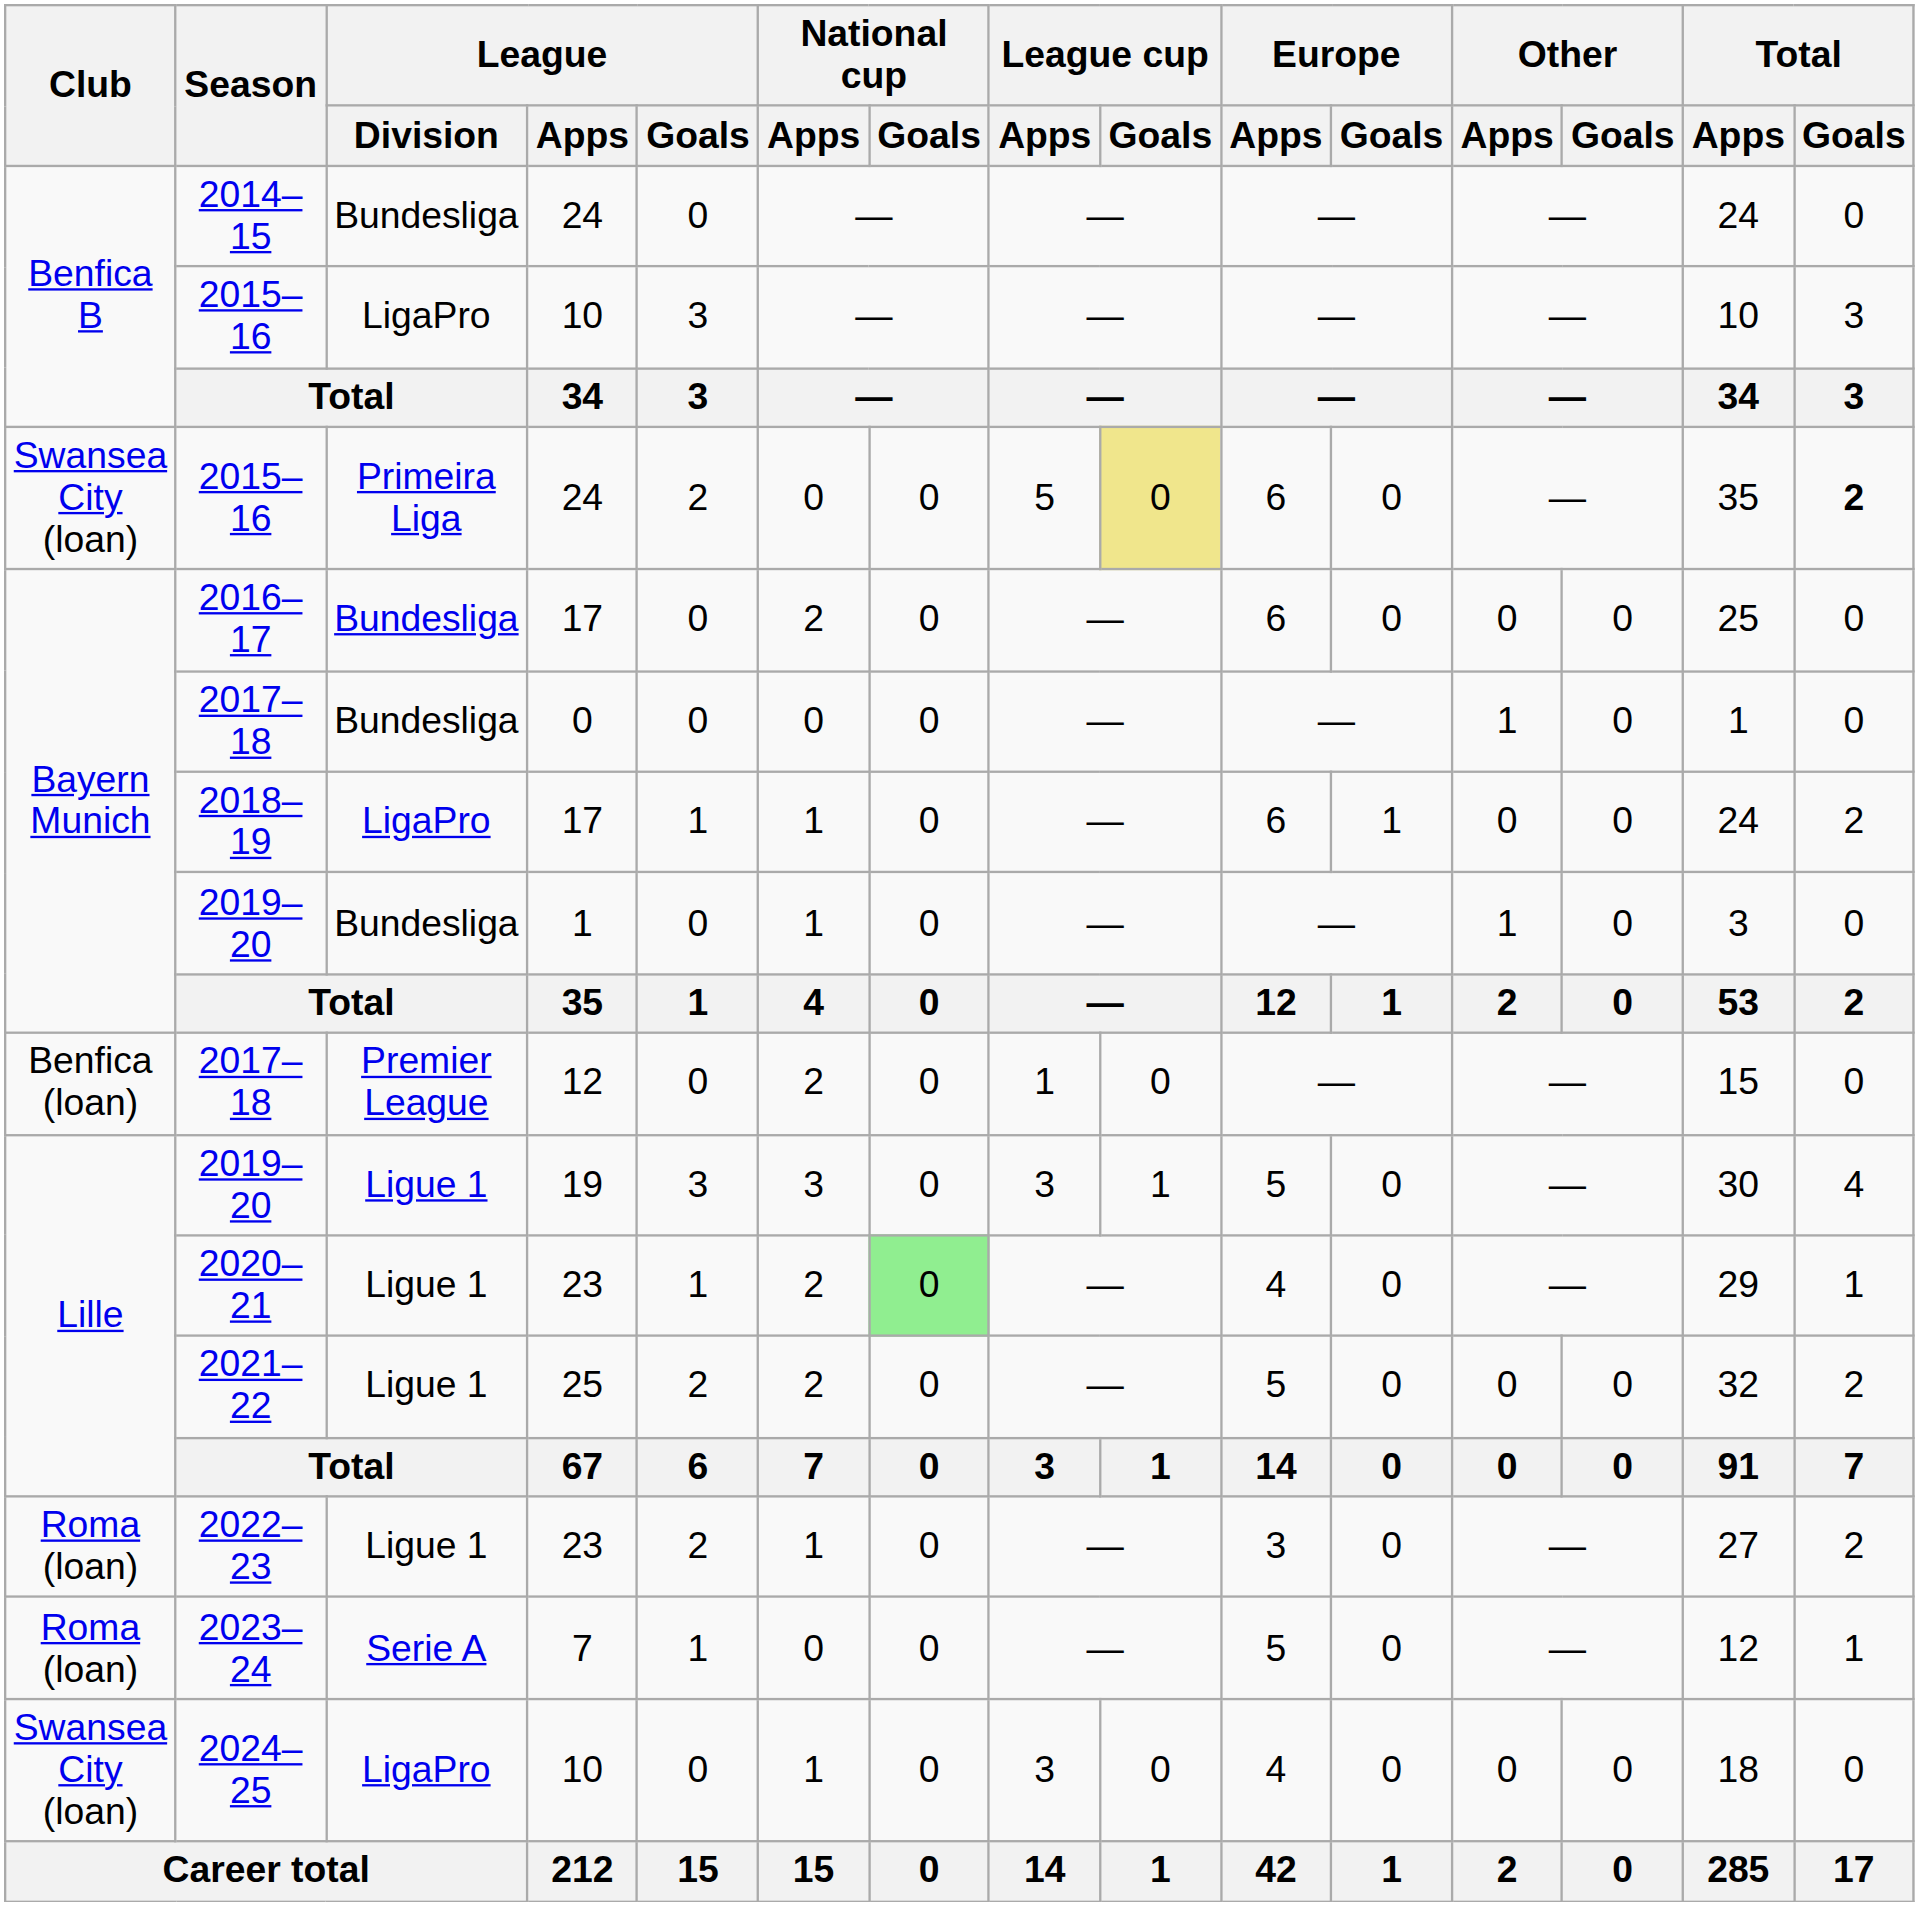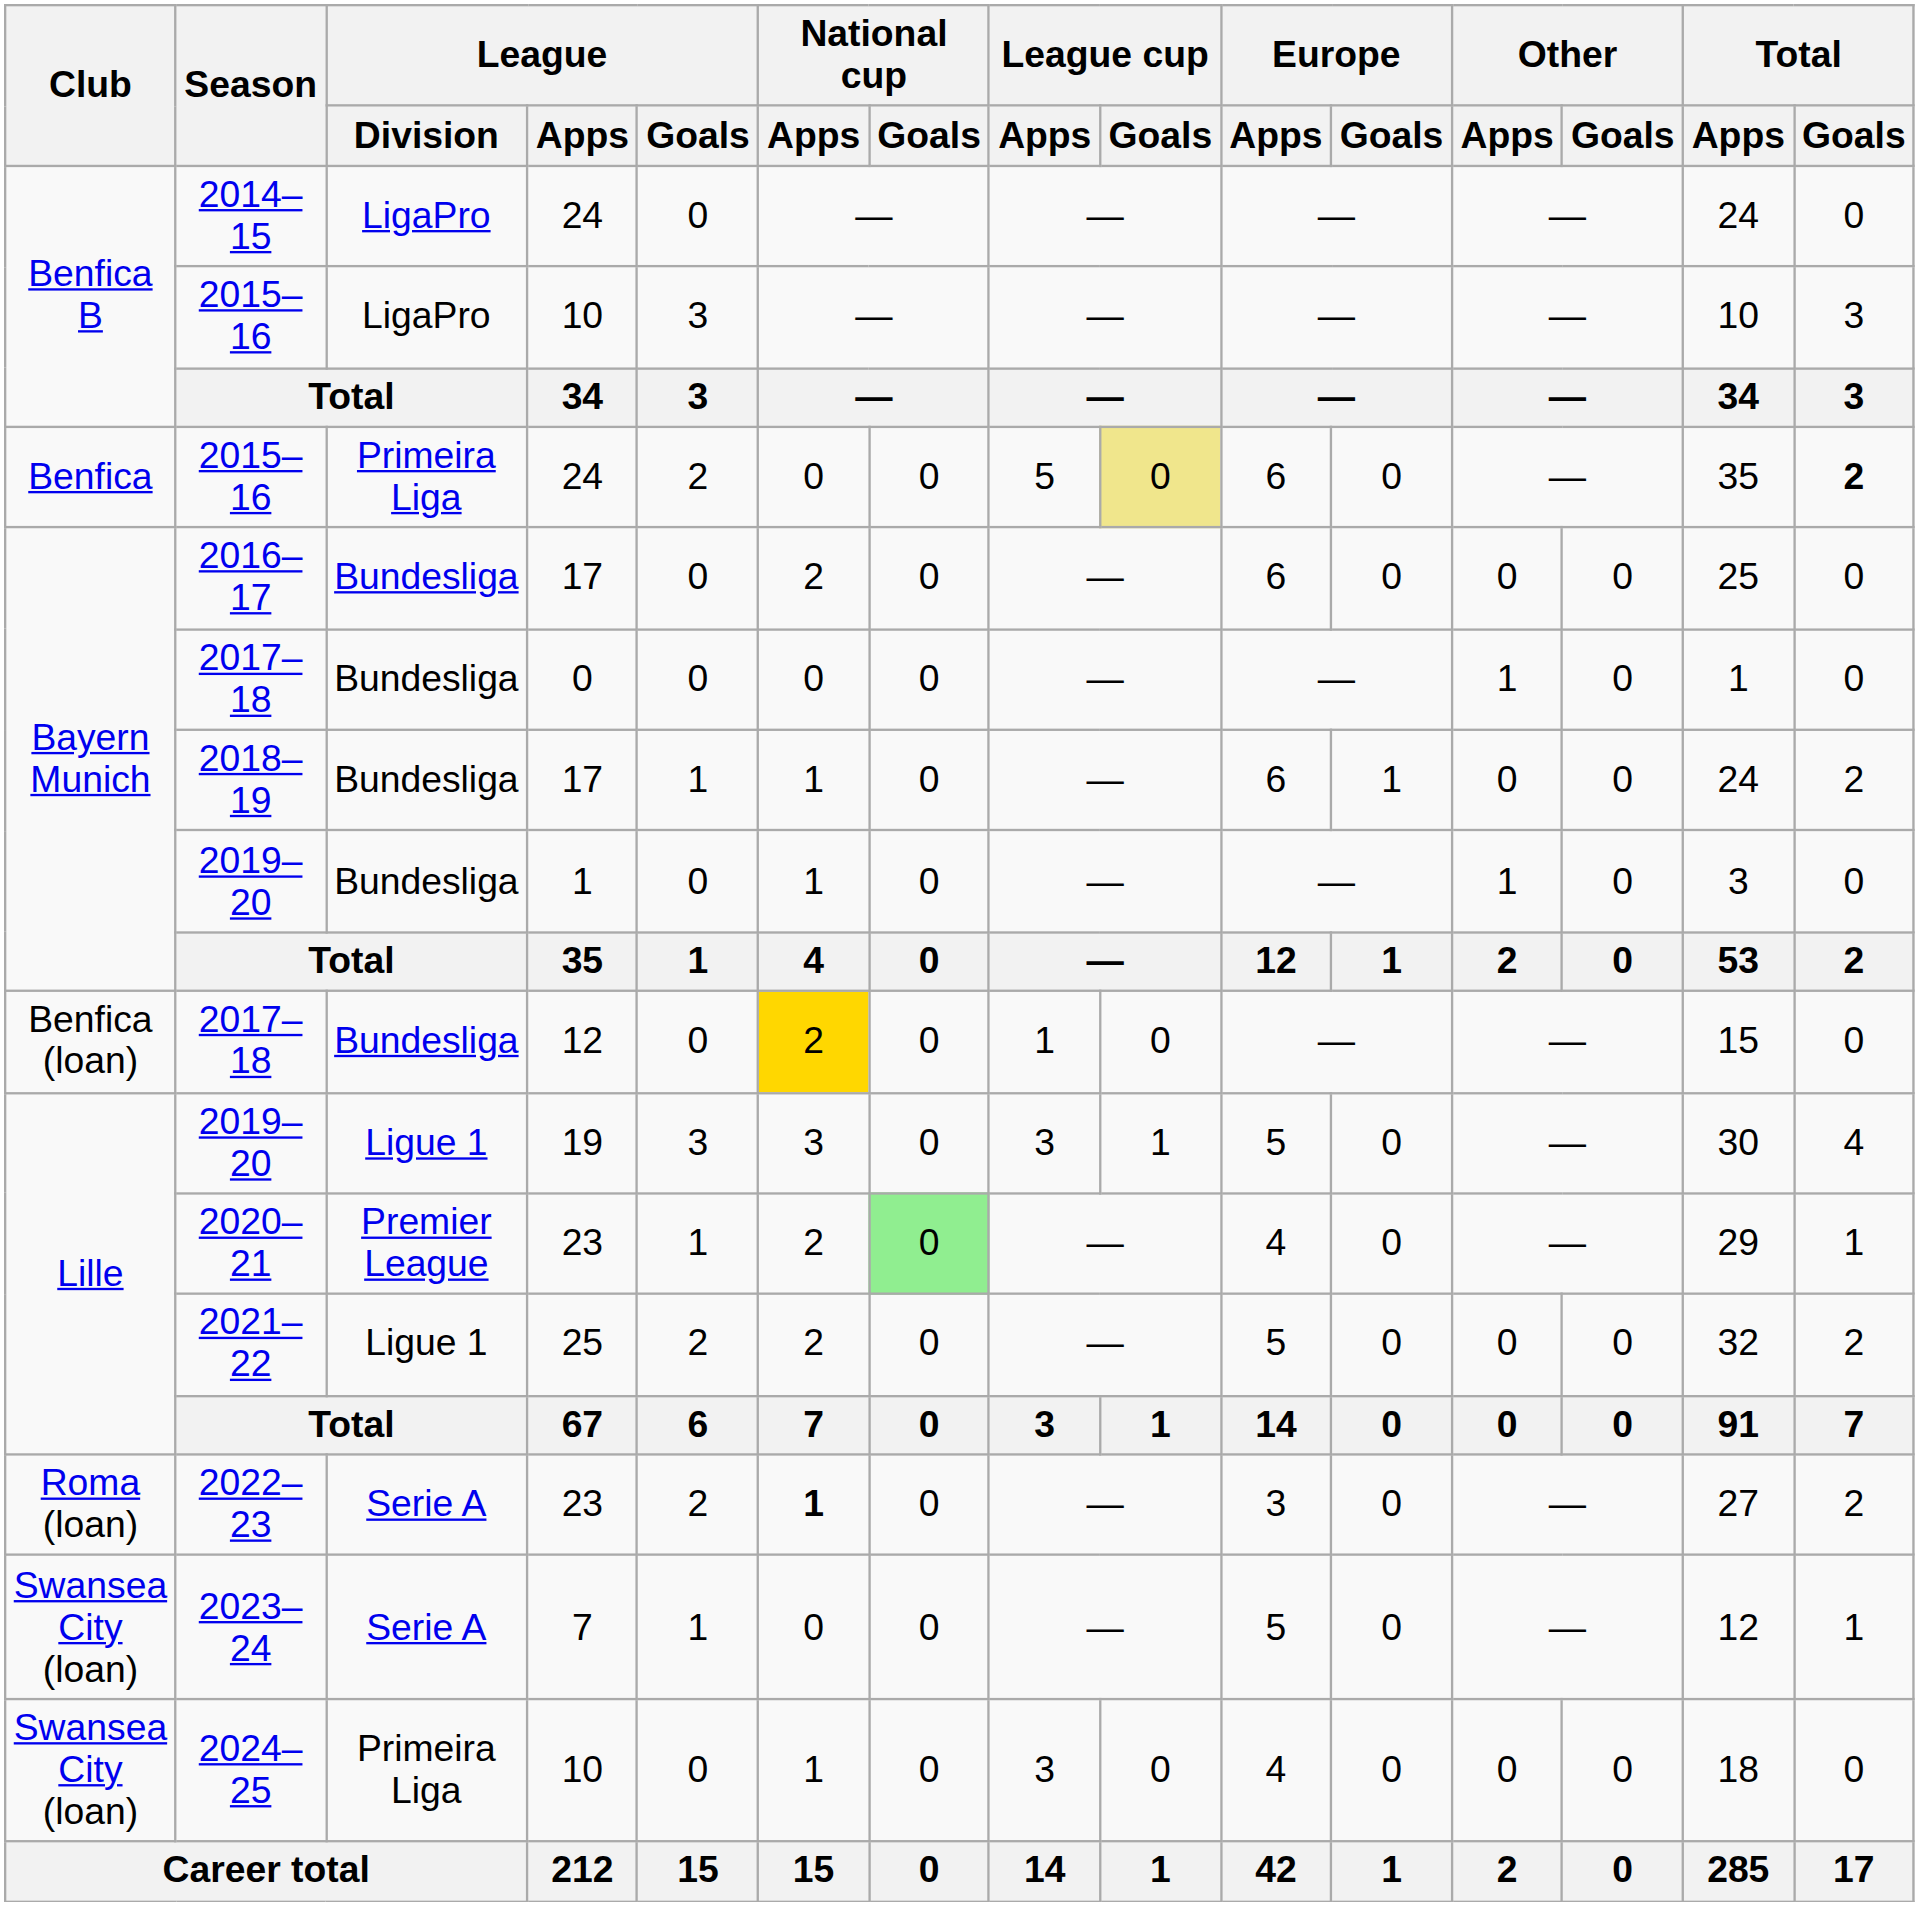(426, 215) Bundesliga -> (426, 215) LigaPro
(90, 497) Swansea City (loan) -> (90, 476) Benfica
(426, 821) LigaPro -> (426, 779) Bundesliga
(426, 1082) Premier League -> (426, 1040) Bundesliga
(814, 1082) no background -> (814, 1040) gold background
(426, 1284) Ligue 1 -> (426, 1243) Premier League
(426, 1546) Ligue 1 -> (426, 1504) Serie A
(814, 1546) normal -> (814, 1504) bold
(90, 1647) Roma (loan) -> (90, 1626) Swansea City (loan)
(426, 1769) LigaPro -> (426, 1769) Primeira Liga
